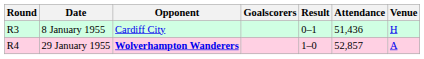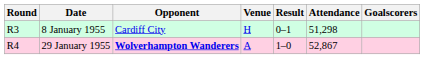columns swapped: (404, 12) <-> (270, 12)
(349, 29) 51,436 -> (323, 29) 51,298
(349, 45) 52,857 -> (323, 45) 52,867
